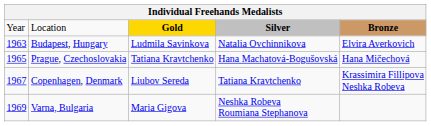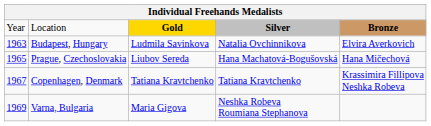(172, 59) Tatiana Kravtchenko -> (160, 59) Liubov Sereda
(160, 80) Liubov Sereda -> (172, 80) Tatiana Kravtchenko
